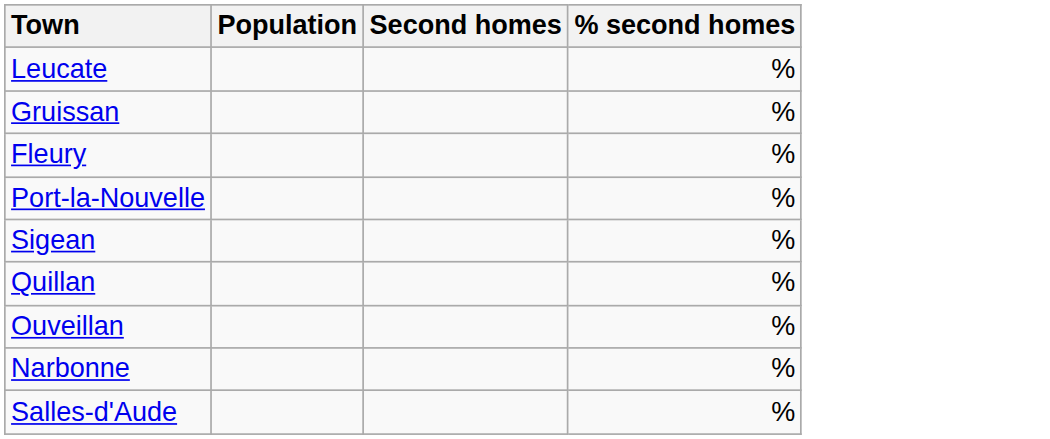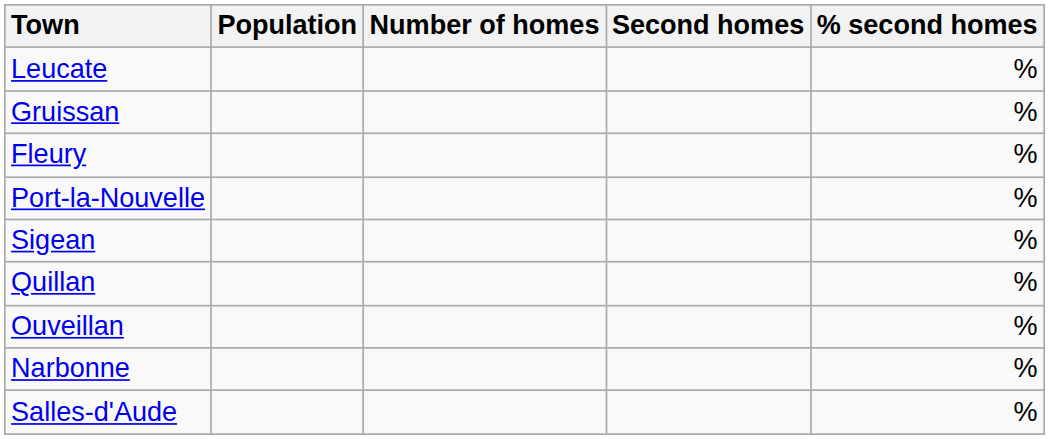+ column: (485, 25)
